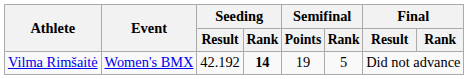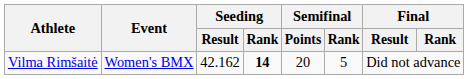(220, 62) 42.192 -> (220, 62) 42.162
(303, 62) 19 -> (303, 62) 20
